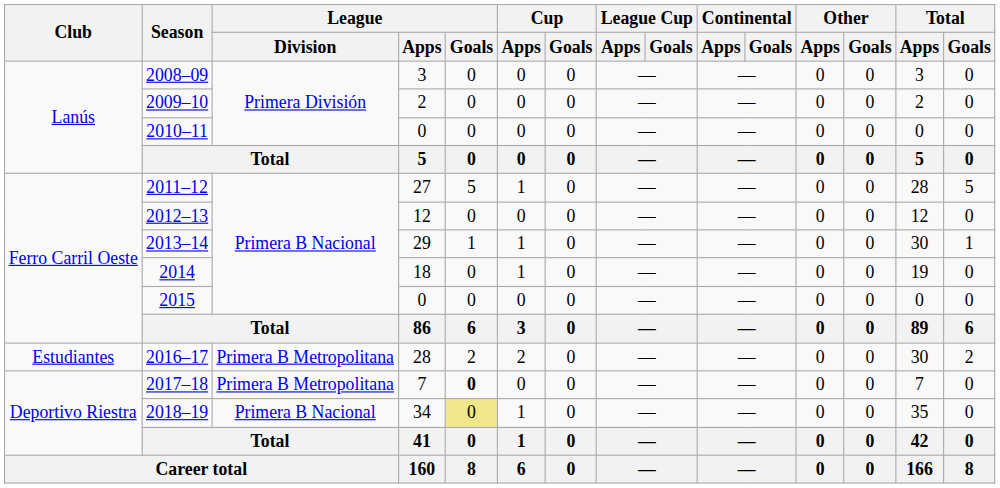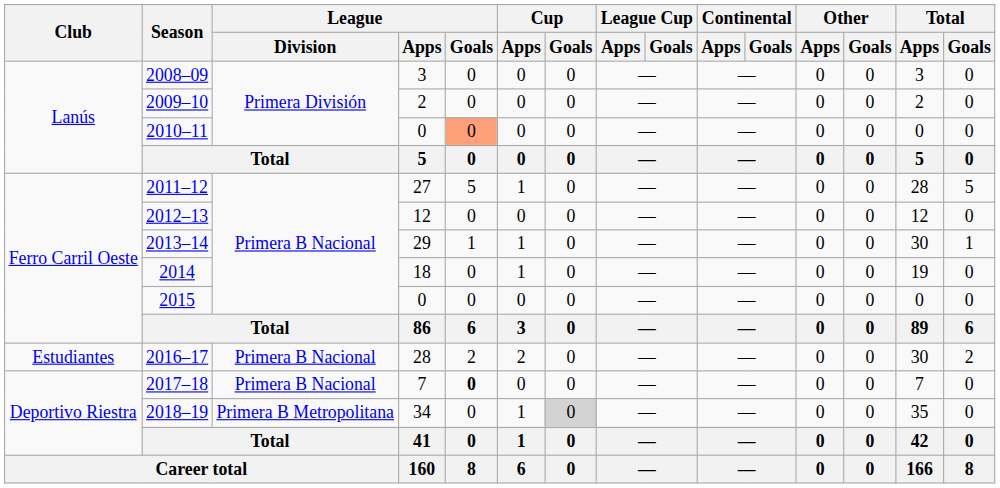(472, 131) no background -> (472, 131) lightsalmon background
(305, 356) Primera B Metropolitana -> (305, 356) Primera B Nacional
(305, 384) Primera B Metropolitana -> (305, 384) Primera B Nacional
(305, 412) Primera B Nacional -> (305, 412) Primera B Metropolitana
(472, 412) khaki background -> (472, 412) no background
(571, 412) no background -> (571, 412) lightgrey background
